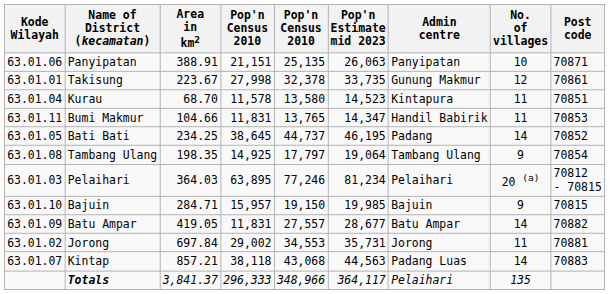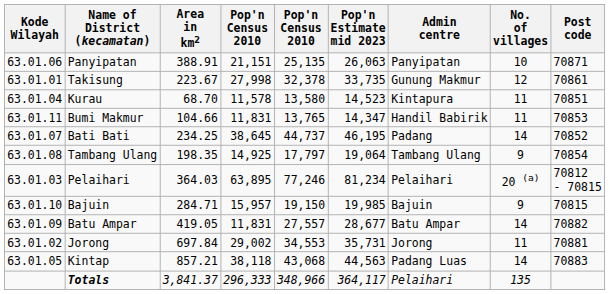(35, 136) 63.01.05 -> (35, 136) 63.01.07
(35, 261) 63.01.07 -> (35, 261) 63.01.05
